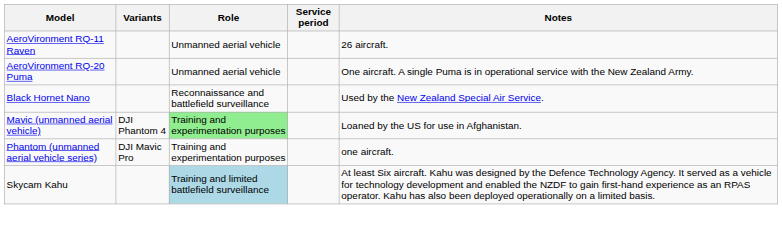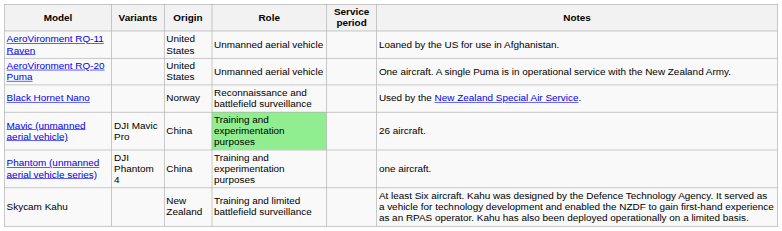+ column: (188, 17)
(365, 44) 26 aircraft. -> (469, 44) Loaned by the US for use in Afghanistan.
(142, 125) DJI Phantom 4 -> (136, 131) DJI Mavic Pro
(432, 125) Loaned by the US for use in Afghanistan. -> (402, 131) 26 aircraft.
(140, 152) DJI Mavic Pro -> (134, 169) DJI Phantom 4
(220, 184) lightblue background -> (263, 207) no background
